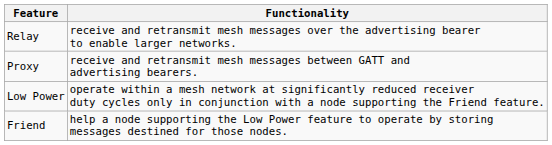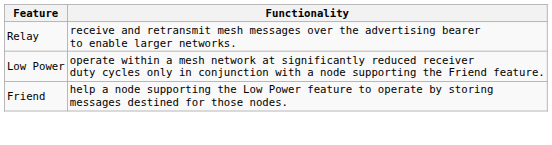- row: (23, 66)
